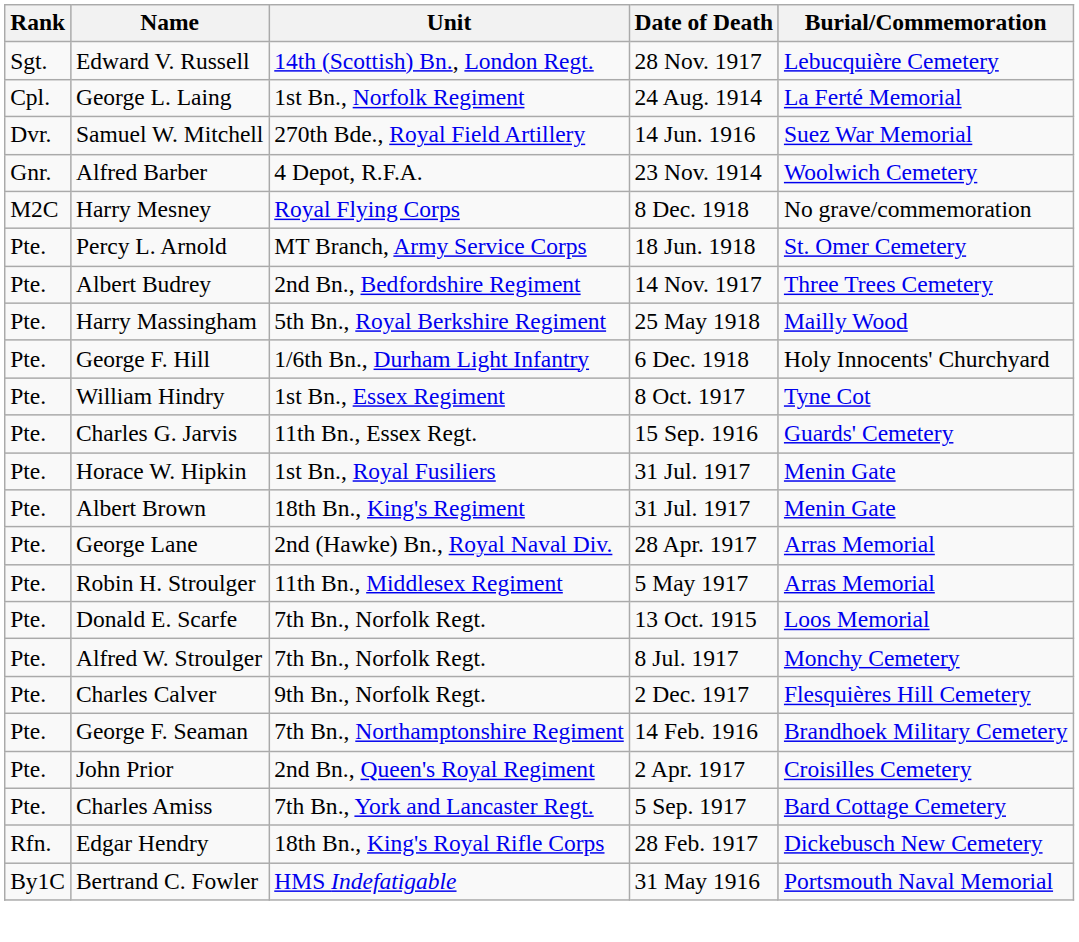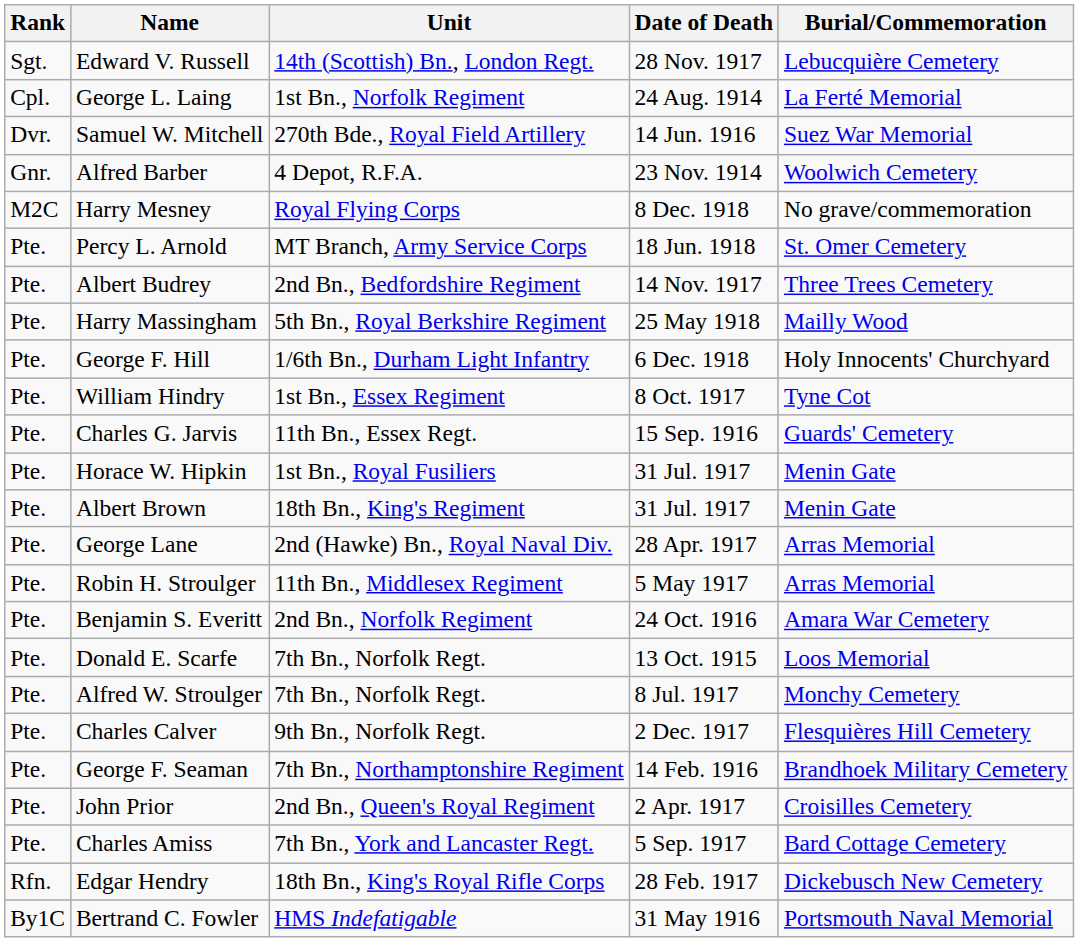+ row: (169, 619)
